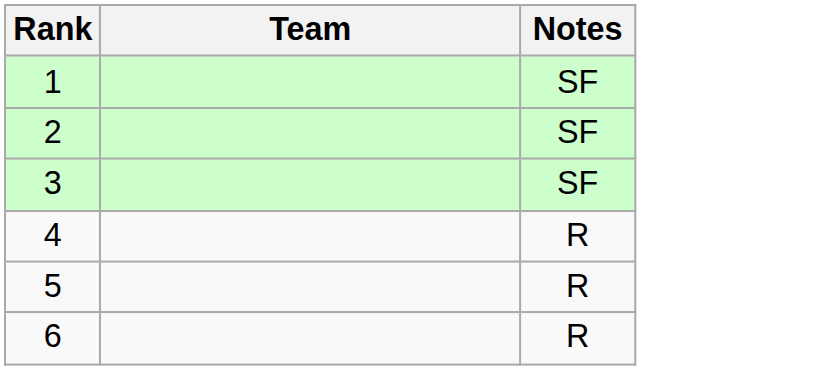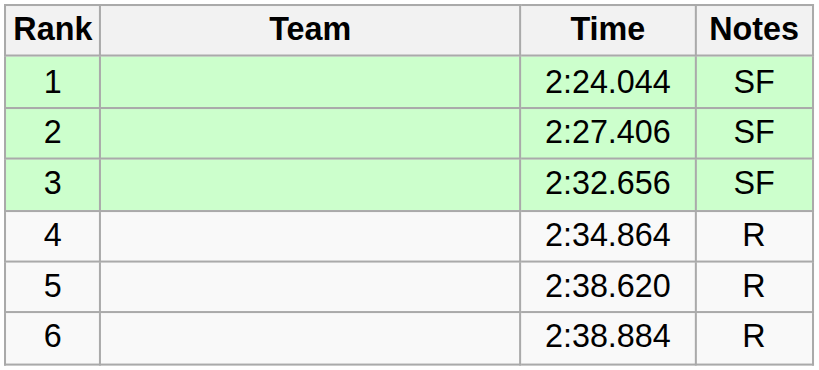+ column: (608, 30)
